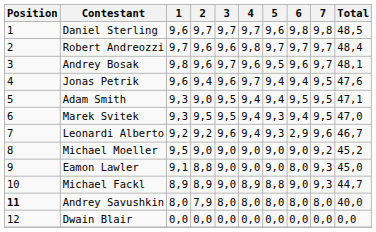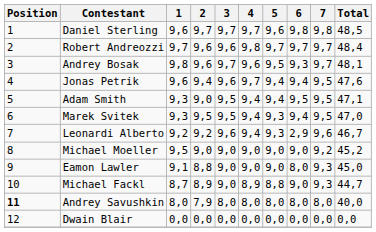(299, 64) 9,6 -> (299, 64) 9,3
(179, 185) 8,9 -> (179, 185) 8,7
